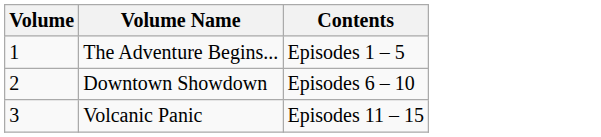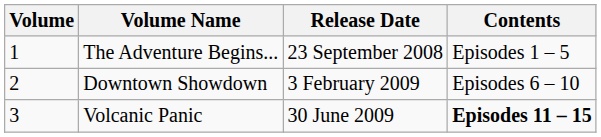+ column: (365, 20)
(356, 115) normal -> (522, 115) bold
